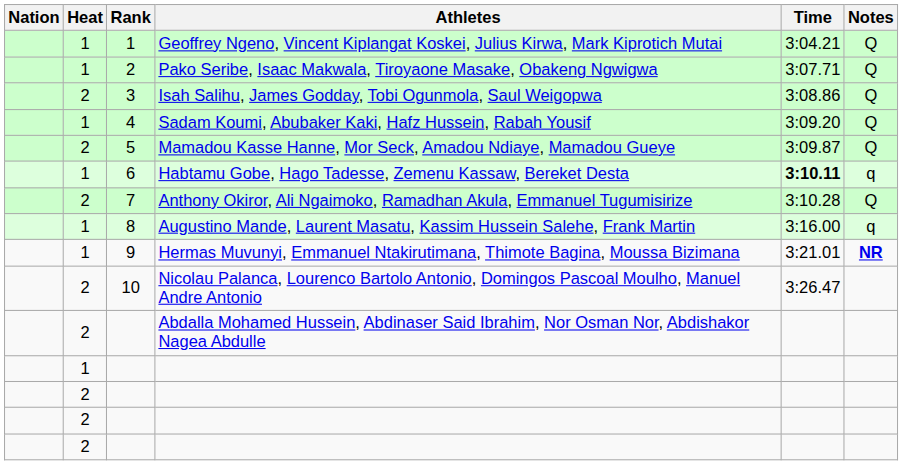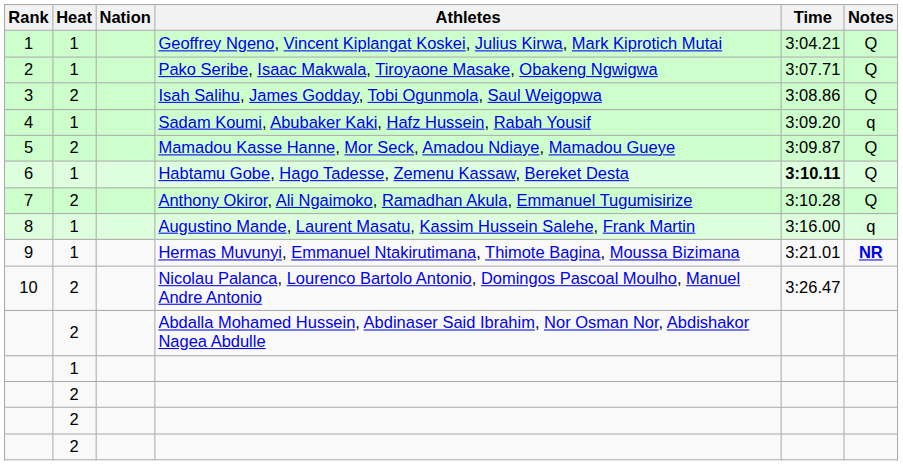columns swapped: (131, 17) <-> (34, 17)
(871, 122) Q -> (871, 122) q
(871, 174) q -> (871, 174) Q
